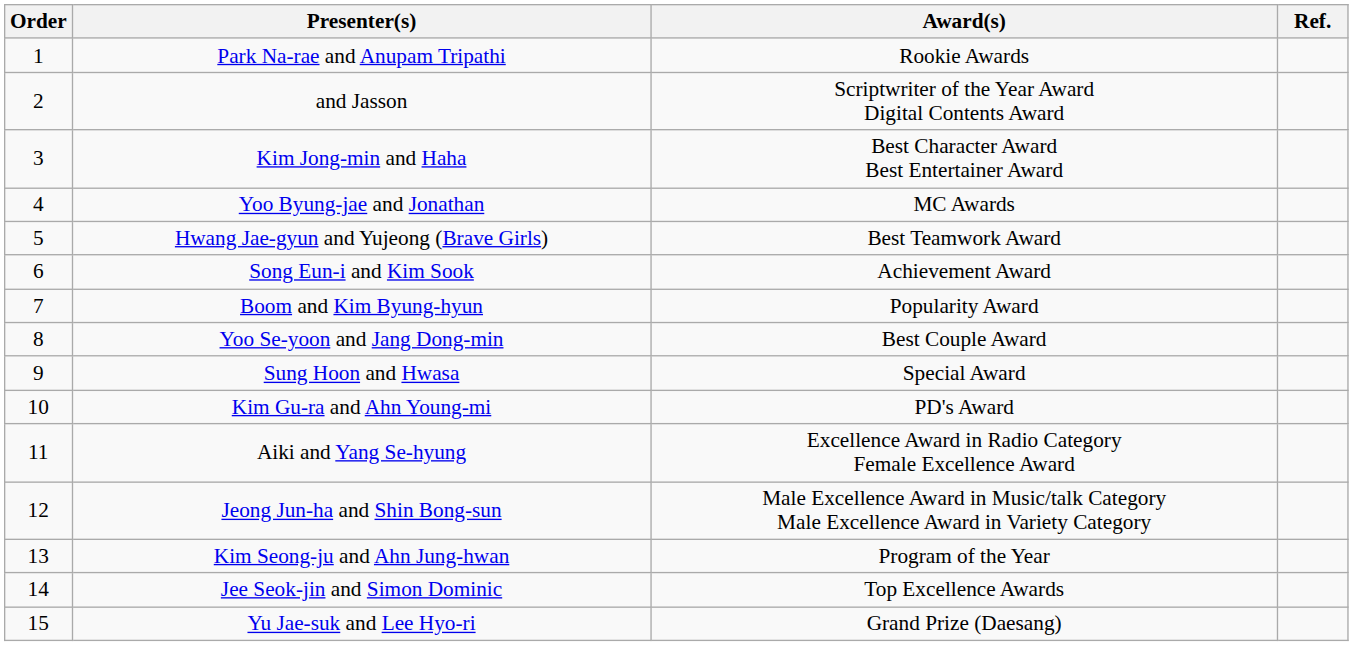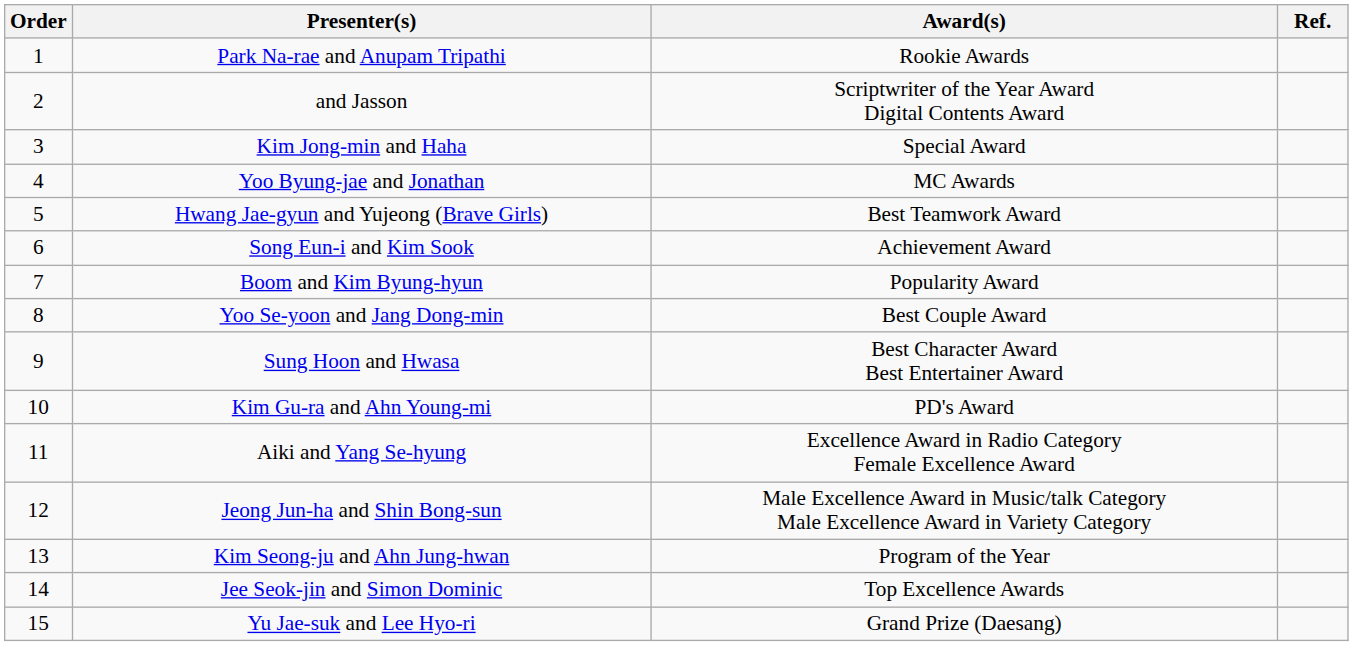(964, 158) Best Character Award Best Entertainer Award -> (964, 146) Special Award
(964, 372) Special Award -> (964, 361) Best Character Award Best Entertainer Award
